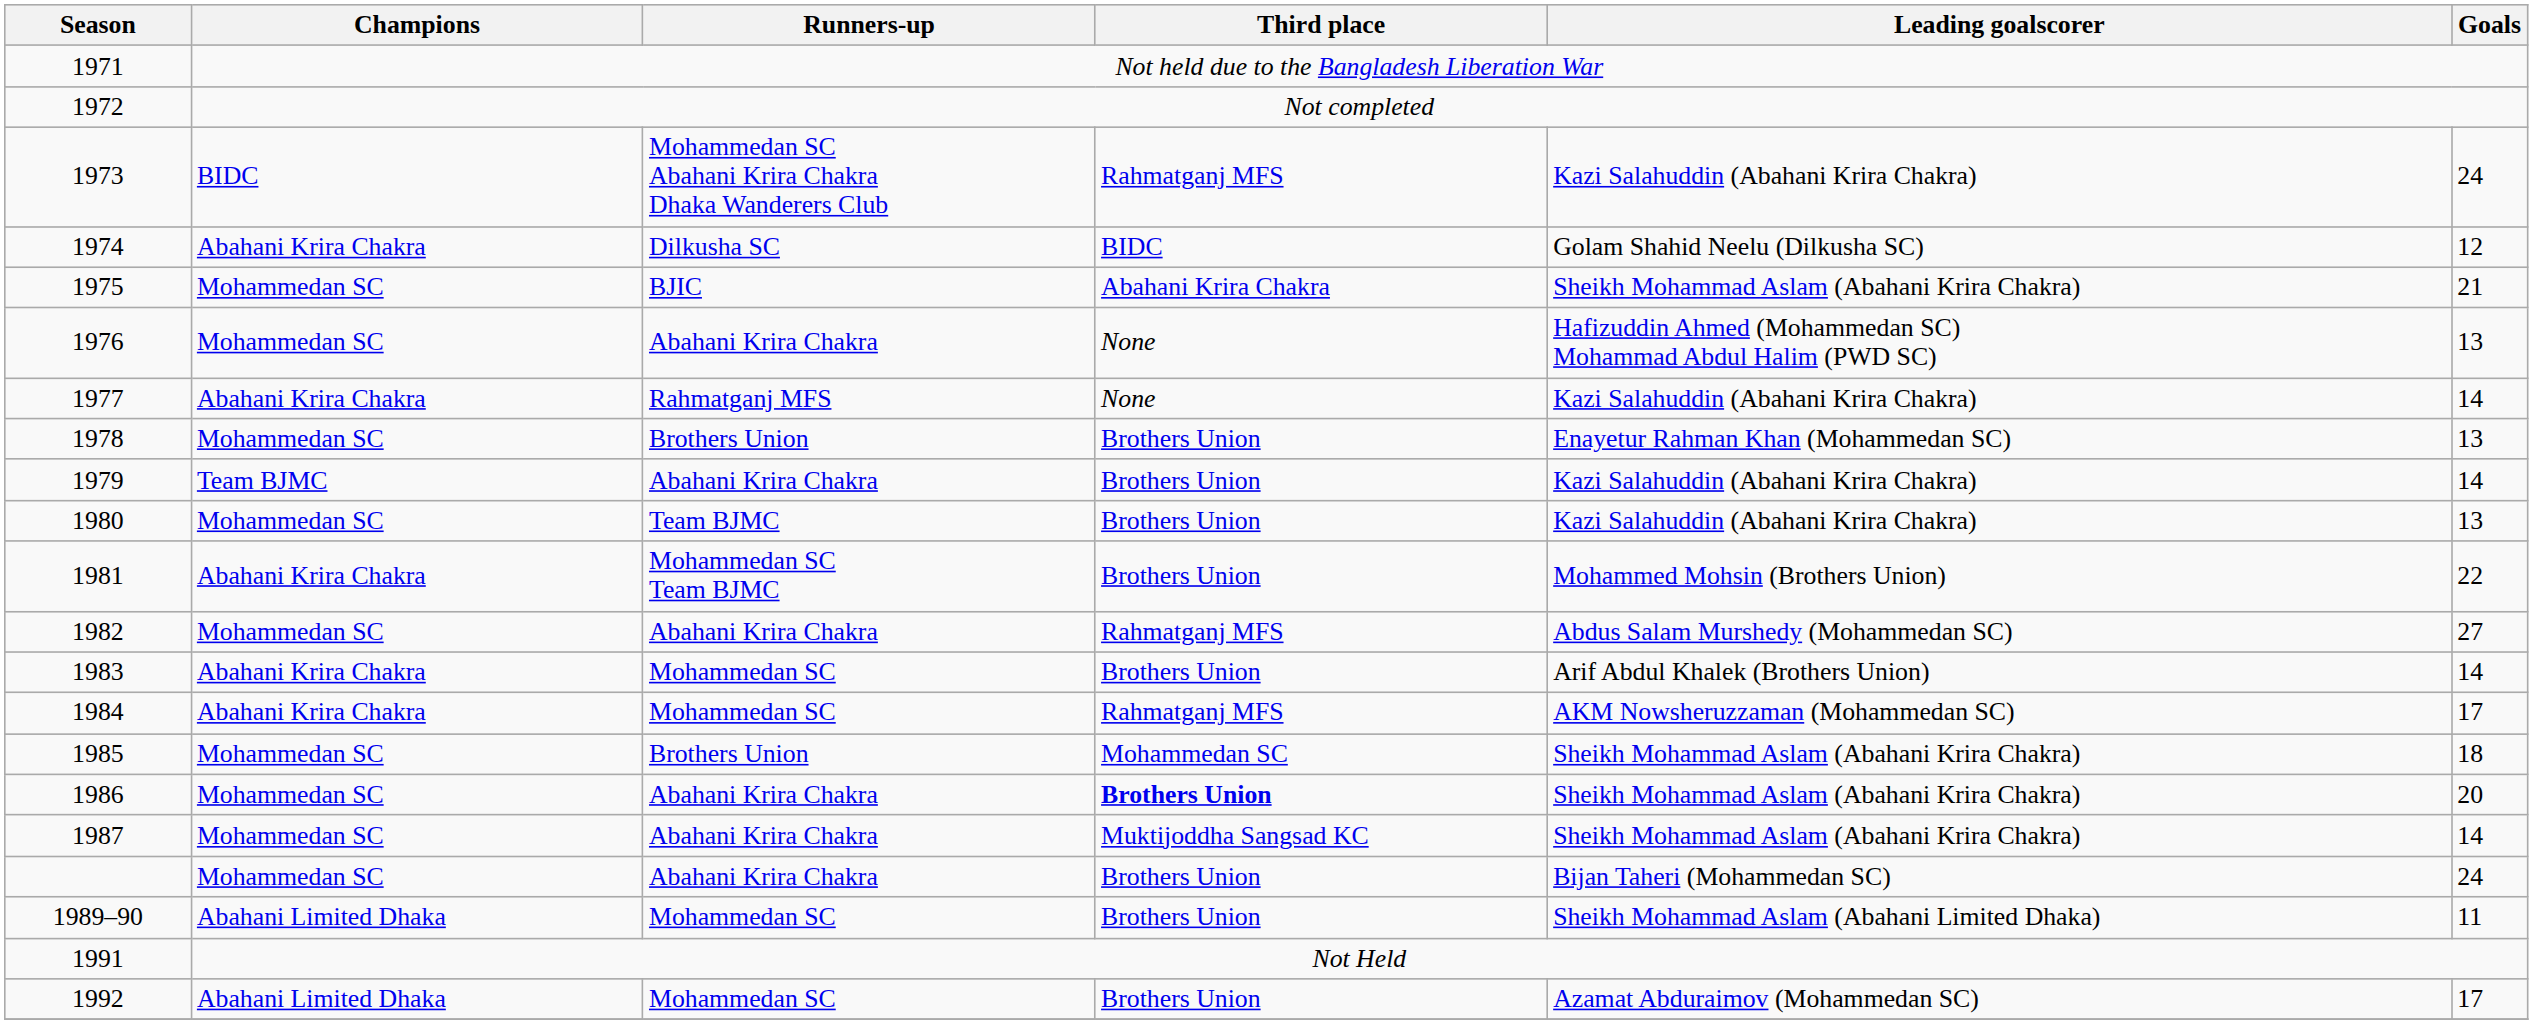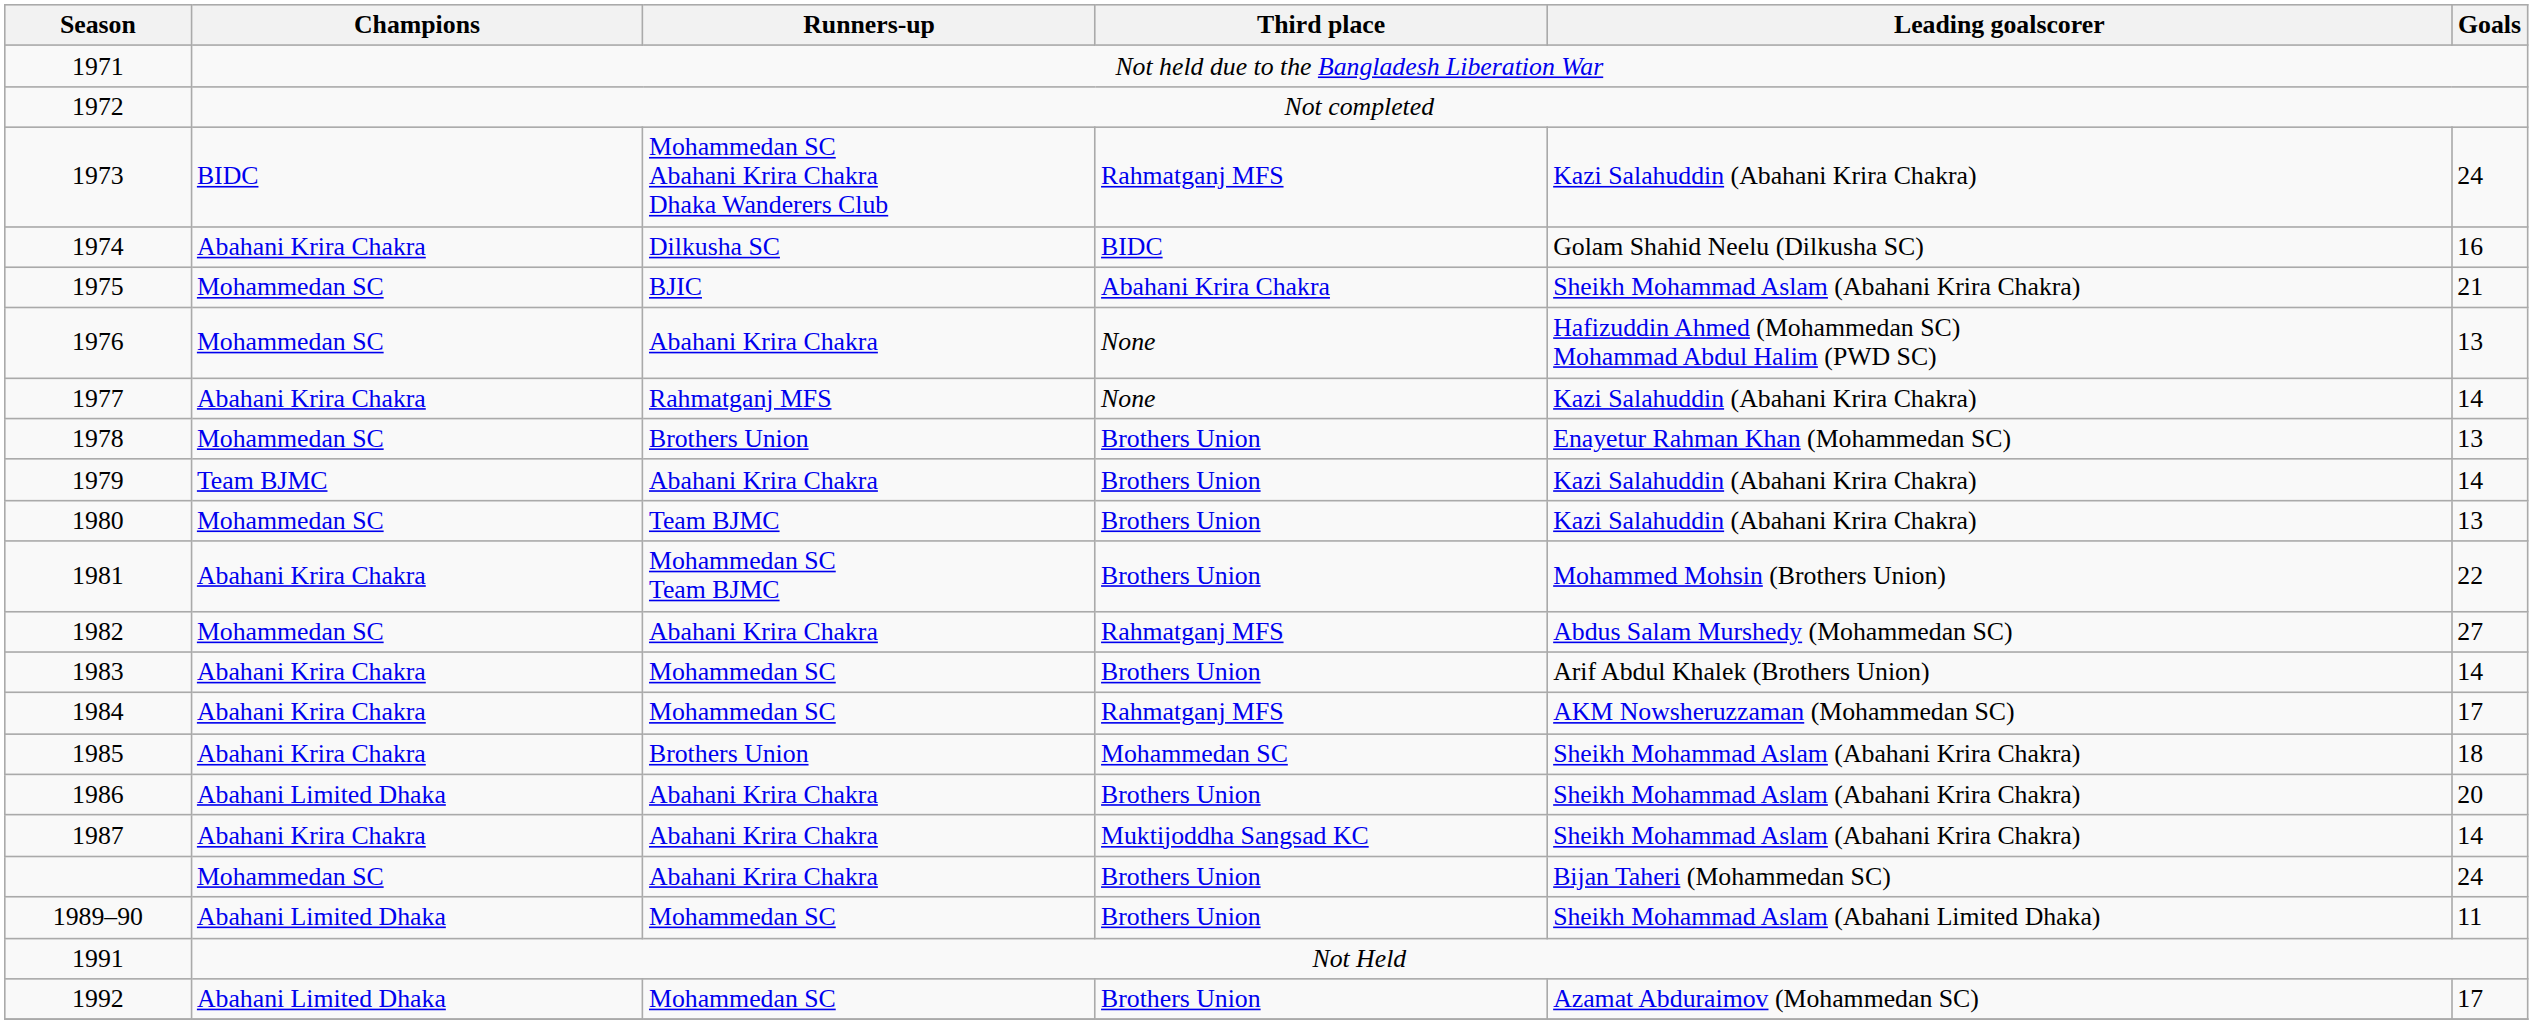(2470, 246) 12 -> (2470, 246) 16
(290, 753) Mohammedan SC -> (311, 753) Abahani Krira Chakra
(290, 794) Mohammedan SC -> (321, 794) Abahani Limited Dhaka
(1186, 794) bold -> (1181, 794) normal
(290, 835) Mohammedan SC -> (311, 835) Abahani Krira Chakra
